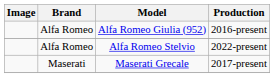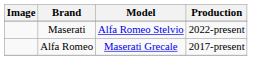- row: (152, 30)
(67, 47) Alfa Romeo -> (67, 30) Maserati
(67, 64) Maserati -> (67, 47) Alfa Romeo
